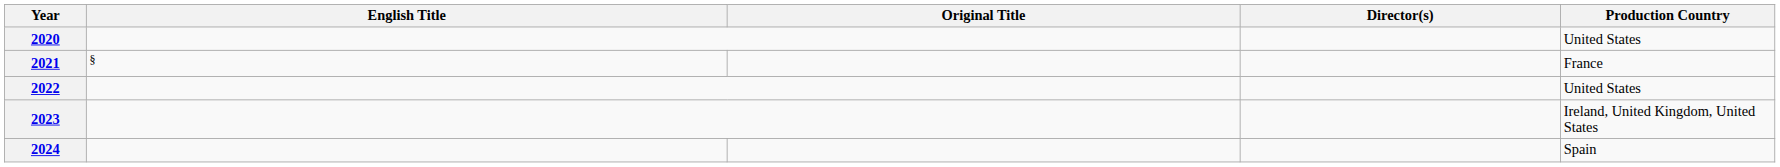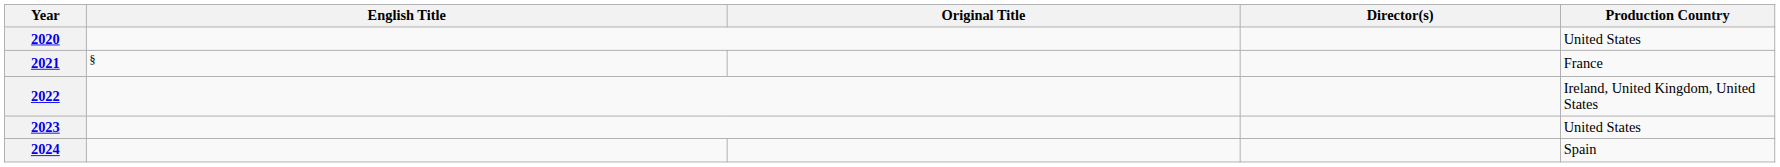(1602, 88) United States -> (1659, 96) Ireland, United Kingdom, United States
(1659, 119) Ireland, United Kingdom, United States -> (1602, 127) United States
